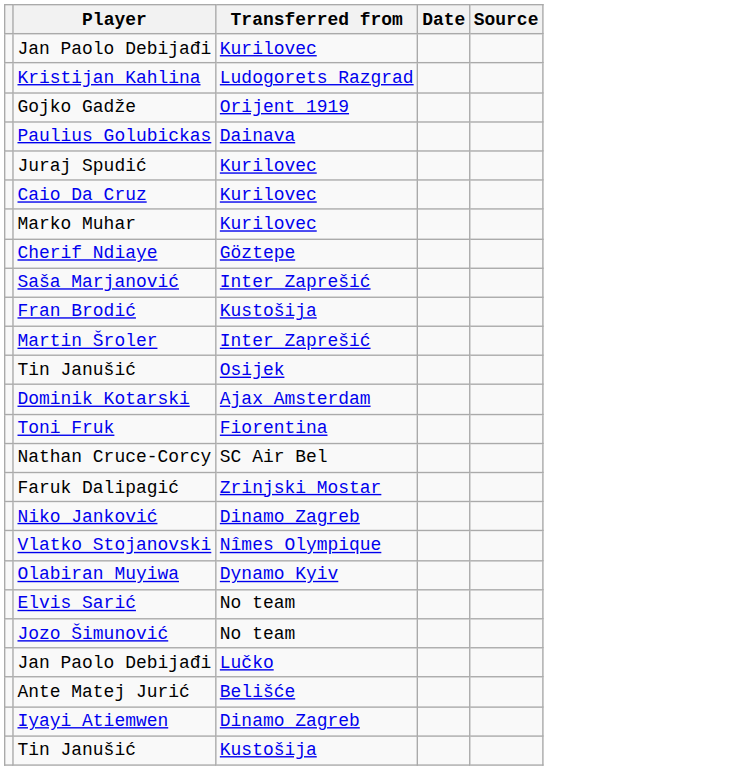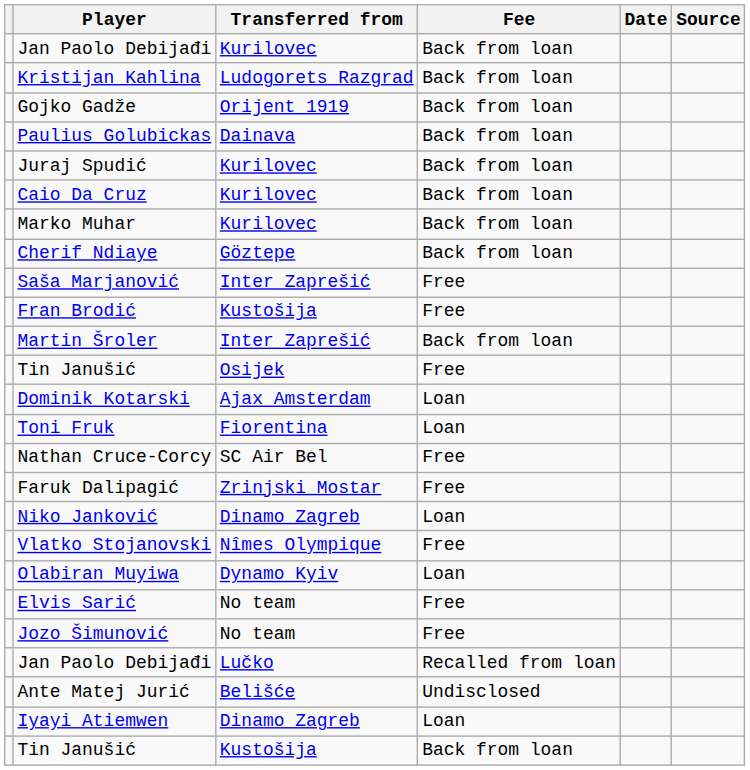+ column: (519, 19)
